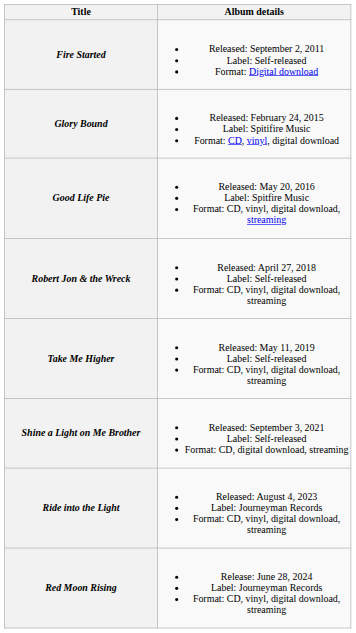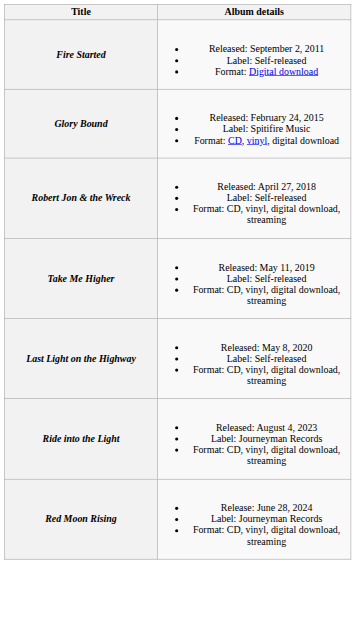- row: (81, 198)
+ row: (81, 358)
- row: (81, 433)
